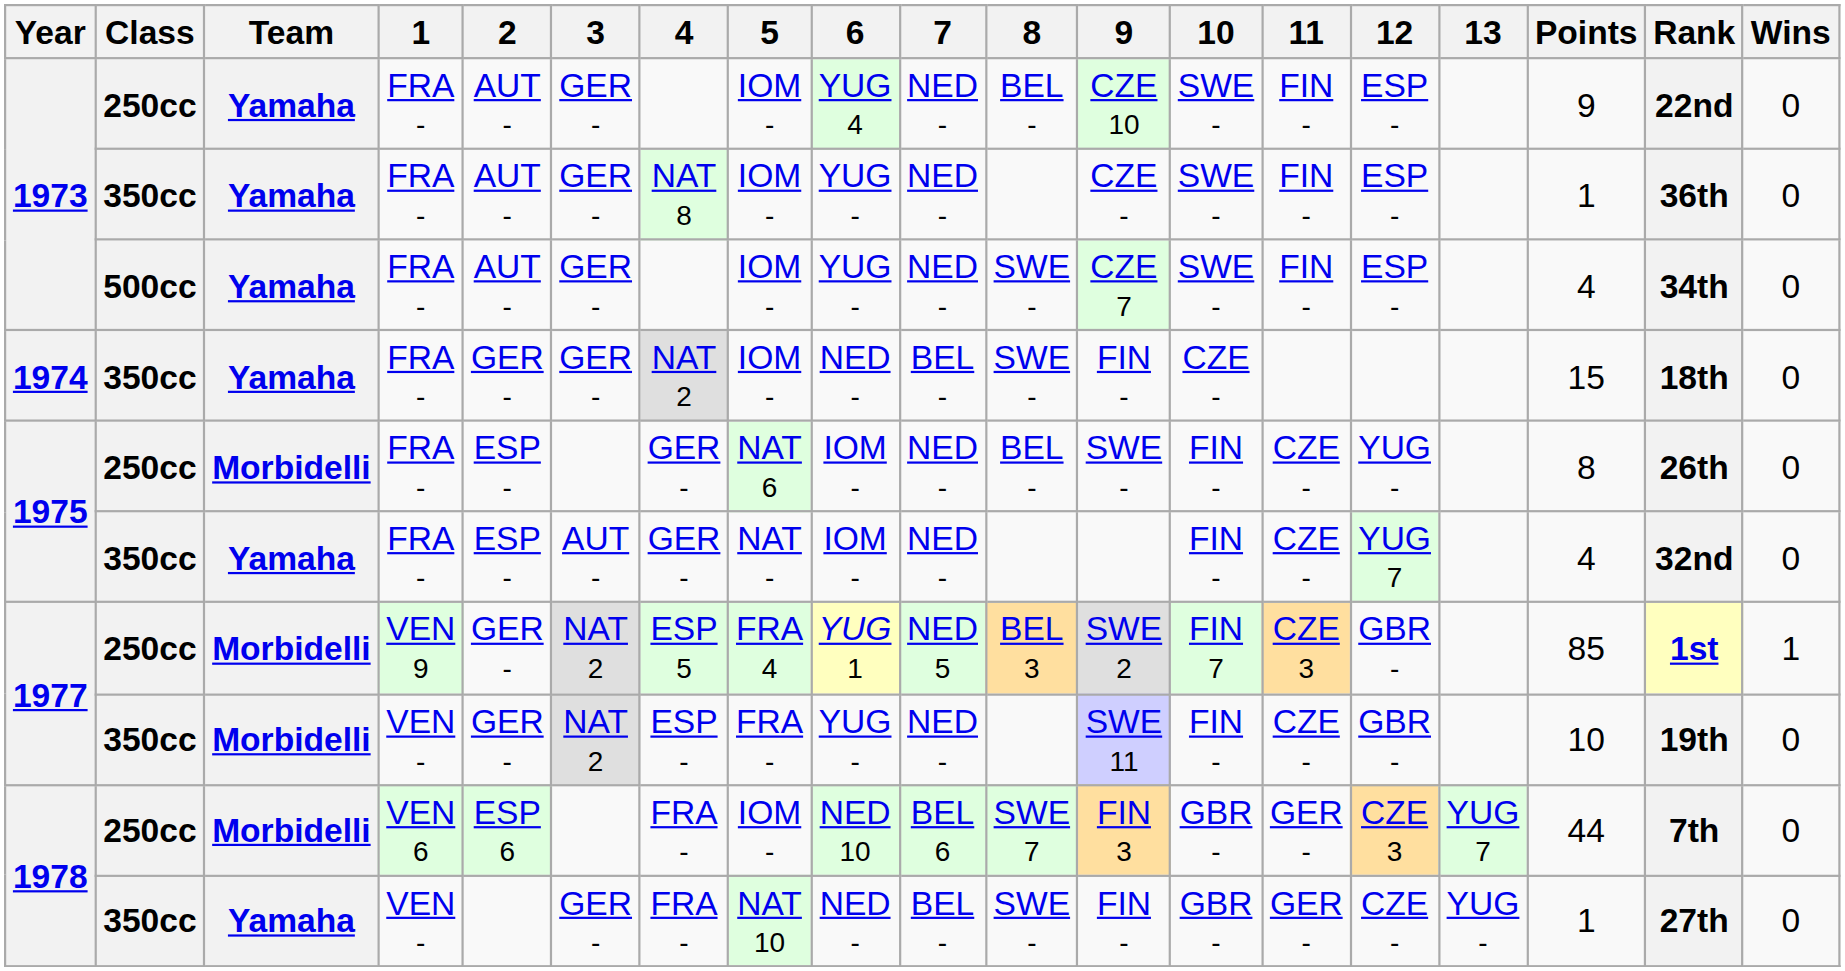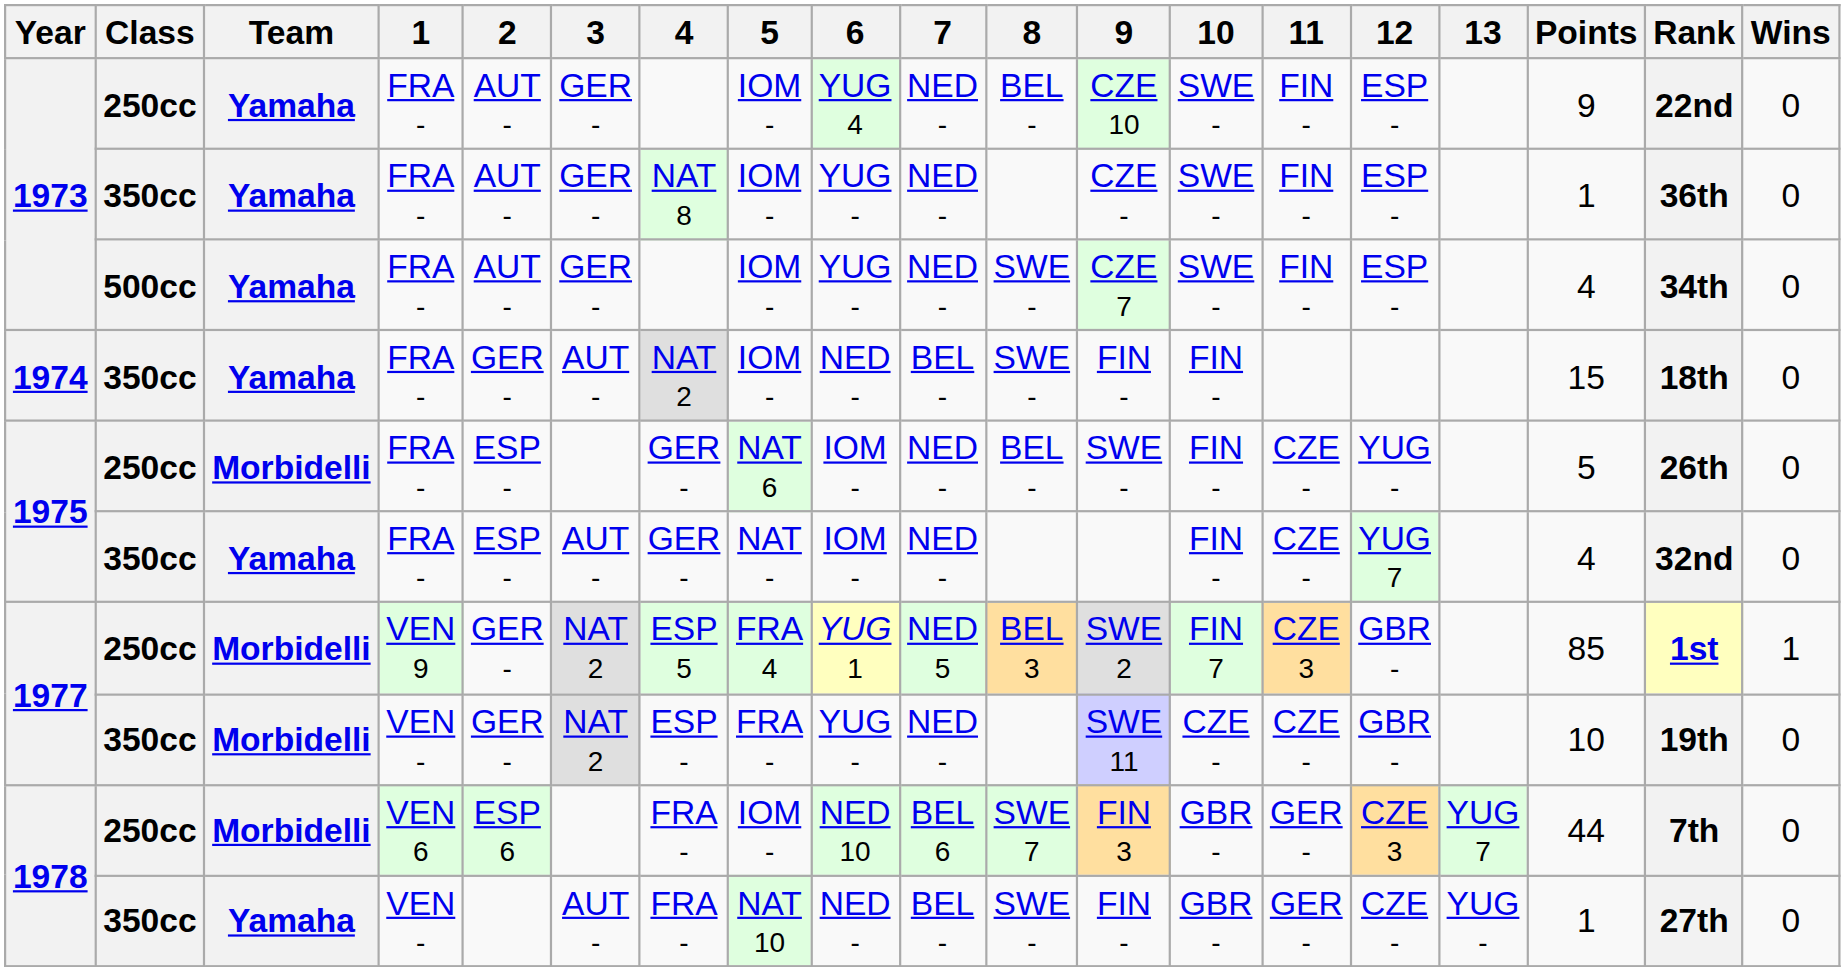(596, 376) GER - -> (596, 376) AUT -
(1216, 376) CZE - -> (1216, 376) FIN -
(1586, 467) 8 -> (1586, 467) 5
(1216, 739) FIN - -> (1216, 739) CZE -
(596, 921) GER - -> (596, 921) AUT -
